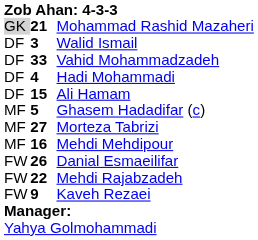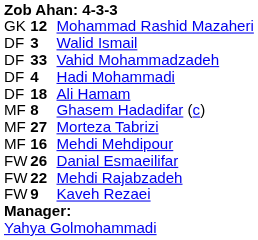(15, 26) lightgrey background -> (15, 26) no background
(39, 26) 21 -> (39, 26) 12
(39, 93) 15 -> (39, 93) 18
(34, 110) 5 -> (34, 110) 8
